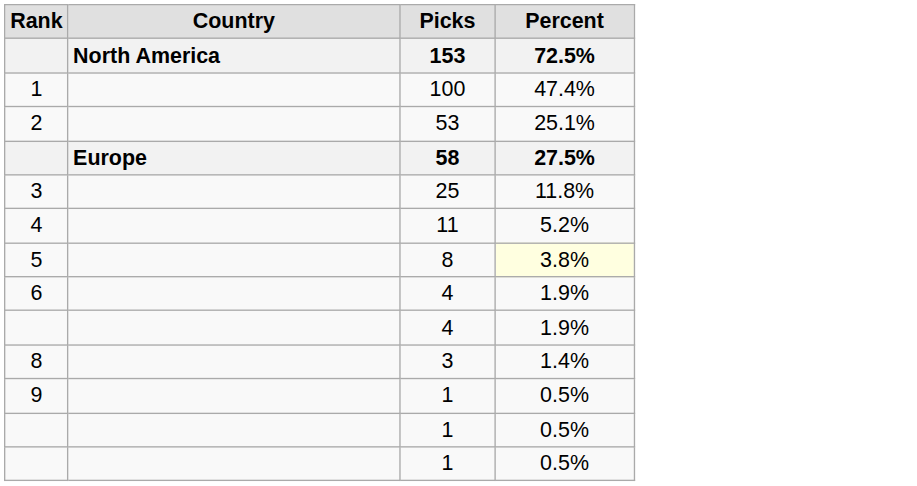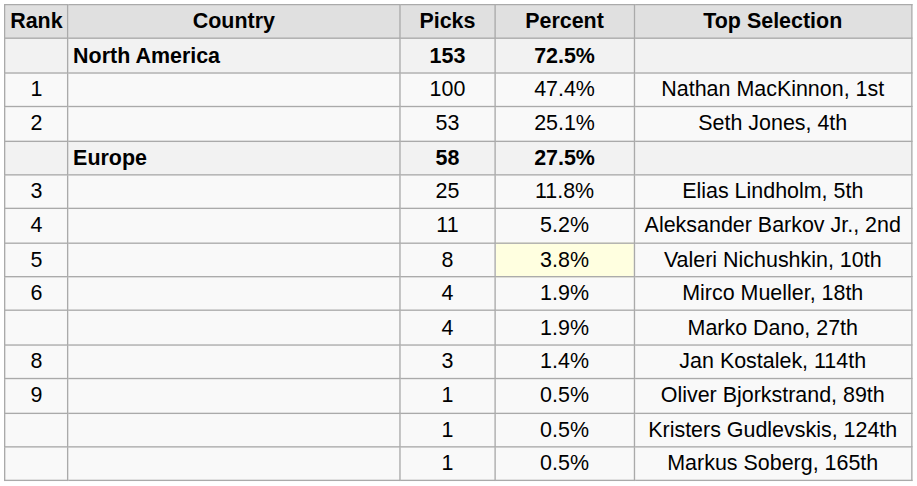+ column: (773, 56)
